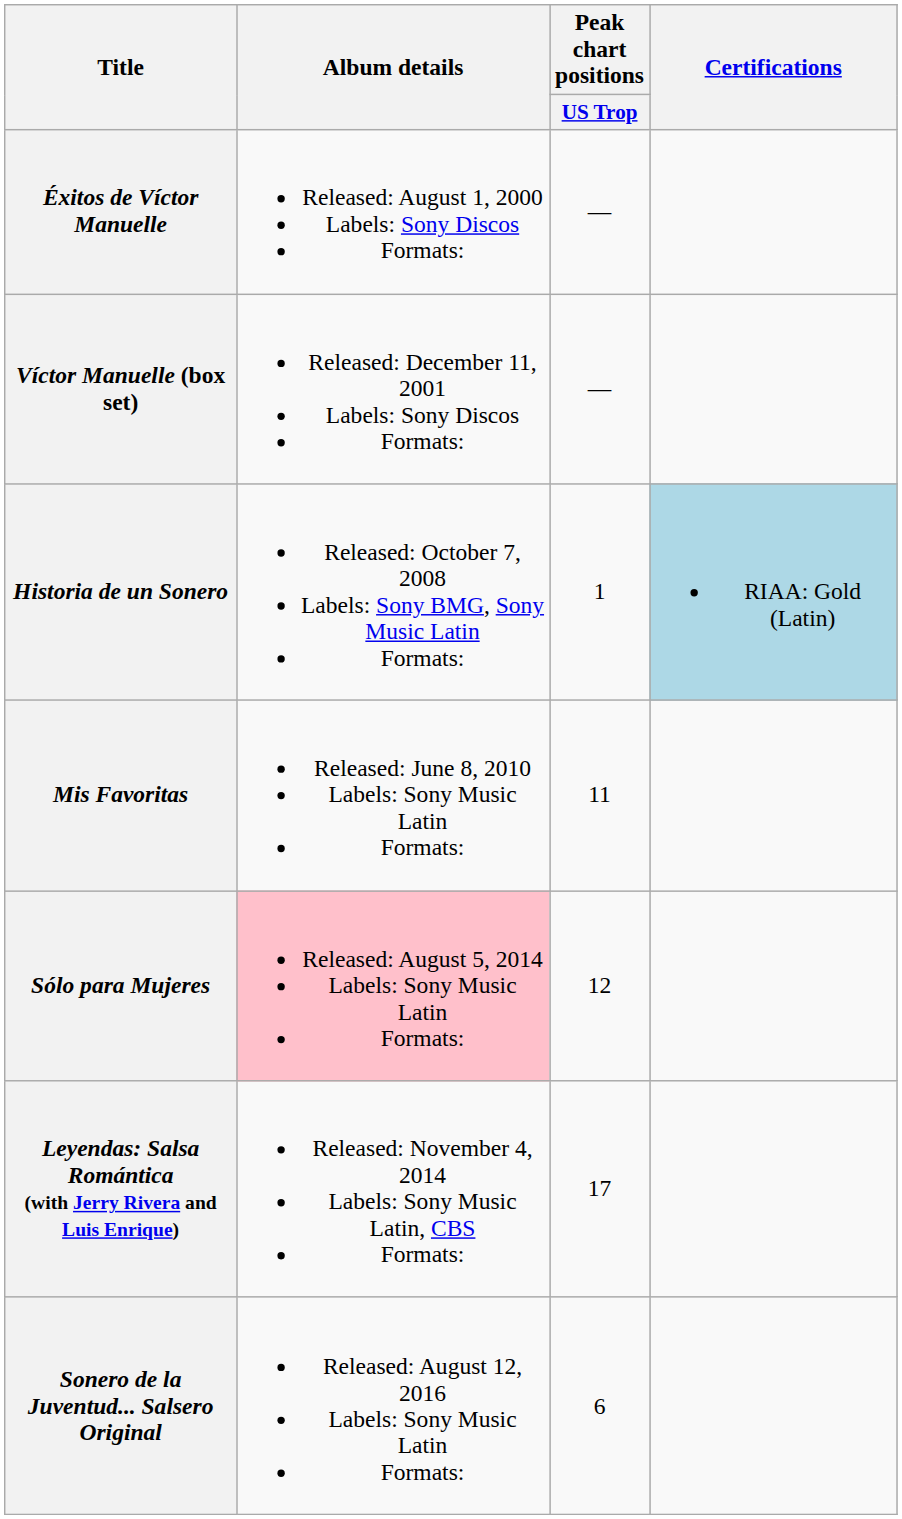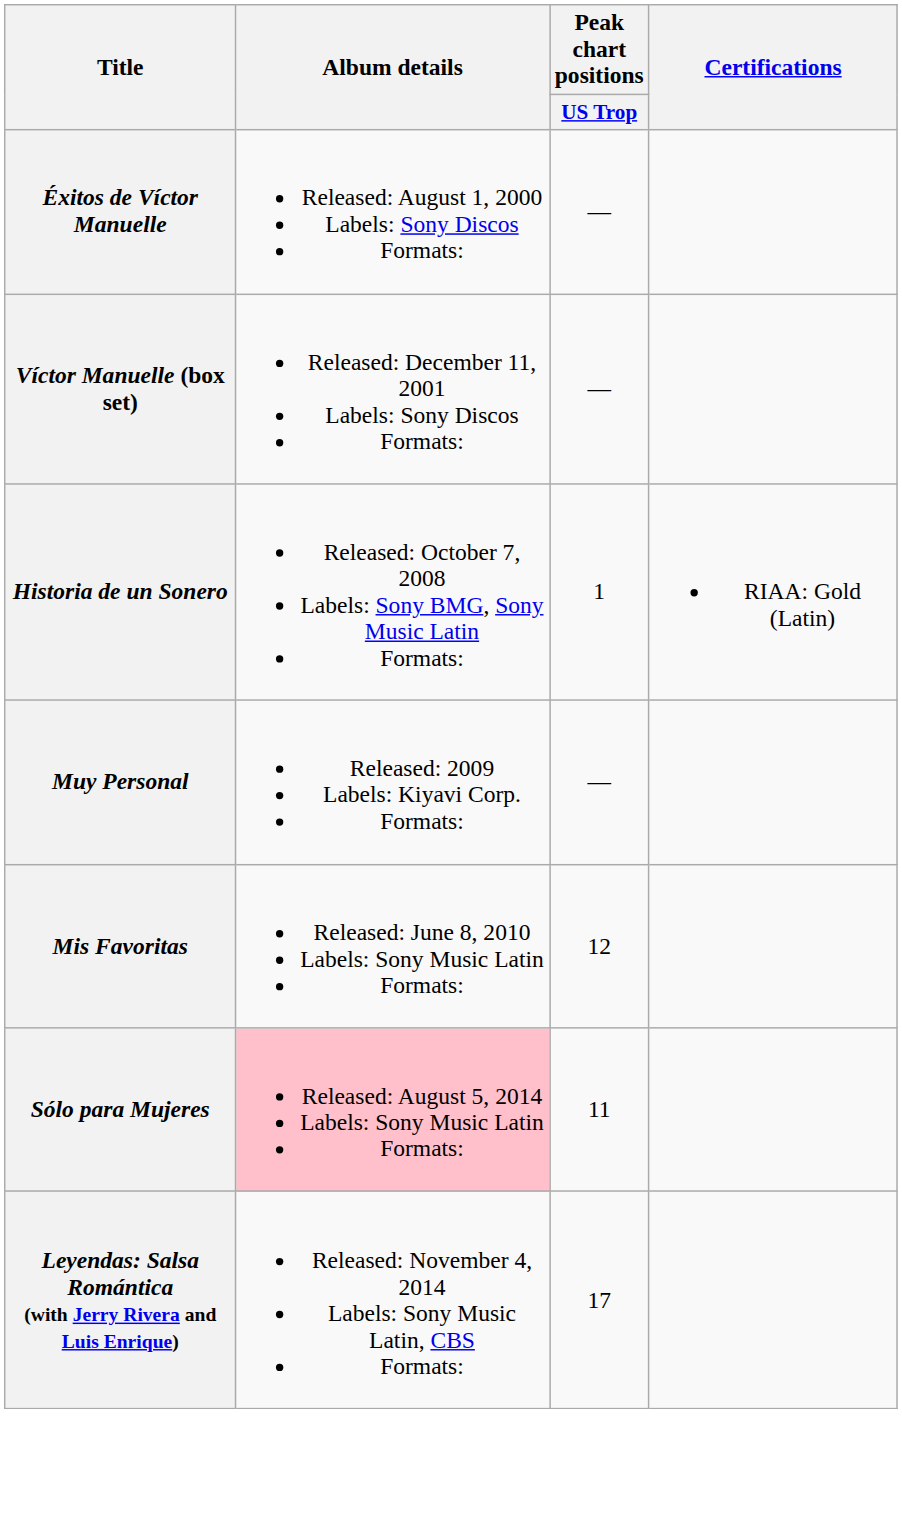(773, 605) lightblue background -> (773, 605) no background
+ row: (120, 782)
(600, 795) 11 -> (599, 945) 12
(600, 985) 12 -> (599, 1109) 11
- row: (121, 1405)
